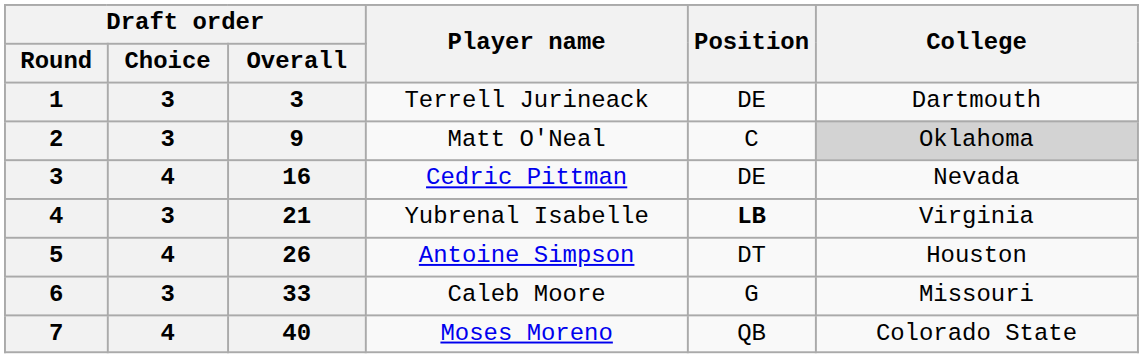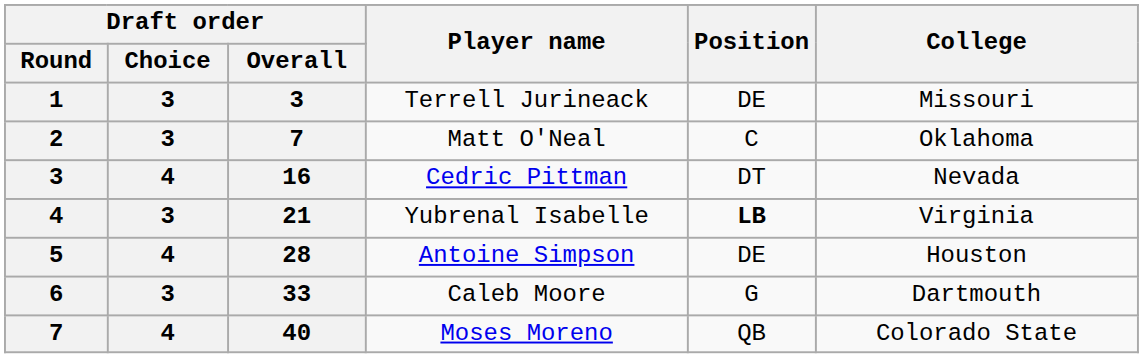(976, 102) Dartmouth -> (976, 102) Missouri
(297, 141) 9 -> (297, 141) 7
(976, 141) lightgrey background -> (976, 141) no background
(752, 179) DE -> (752, 179) DT
(297, 257) 26 -> (297, 257) 28
(752, 257) DT -> (752, 257) DE
(976, 295) Missouri -> (976, 295) Dartmouth
